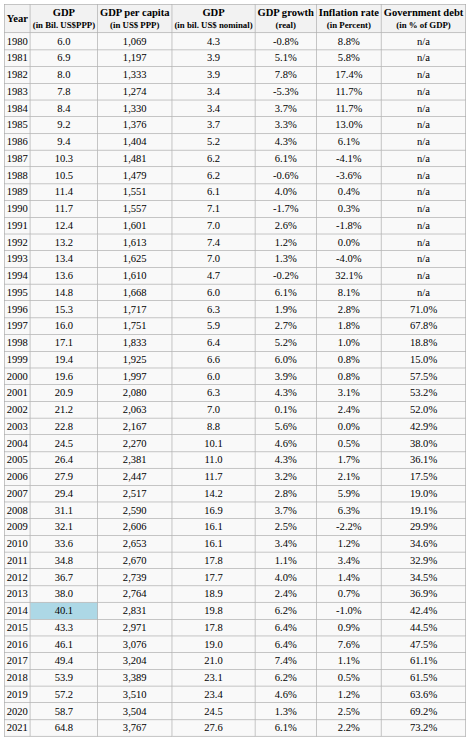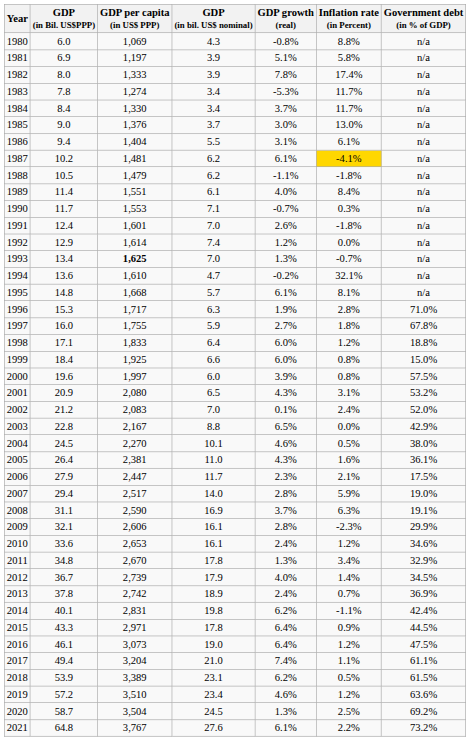(64, 125) 9.2 -> (64, 125) 9.0
(286, 125) 3.3% -> (286, 125) 3.0%
(214, 141) 5.2 -> (214, 141) 5.5
(286, 141) 4.3% -> (286, 141) 3.1%
(64, 158) 10.3 -> (64, 158) 10.2
(349, 158) no background -> (349, 158) gold background
(286, 175) -0.6% -> (286, 175) -1.1%
(349, 175) -3.6% -> (349, 175) -1.8%
(349, 192) 0.4% -> (349, 192) 8.4%
(135, 208) 1,557 -> (135, 208) 1,553
(286, 208) -1.7% -> (286, 208) -0.7%
(64, 242) 13.2 -> (64, 242) 12.9
(135, 242) 1,613 -> (135, 242) 1,614
(135, 259) normal -> (135, 259) bold
(349, 259) -4.0% -> (349, 259) -0.7%
(214, 292) 6.0 -> (214, 292) 5.7
(135, 326) 1,751 -> (135, 326) 1,755
(286, 342) 5.2% -> (286, 342) 6.0%
(349, 342) 1.0% -> (349, 342) 1.2%
(64, 359) 19.4 -> (64, 359) 18.4
(214, 393) 6.3 -> (214, 393) 6.5
(135, 409) 2,063 -> (135, 409) 2,083
(286, 426) 5.6% -> (286, 426) 6.5%
(349, 460) 1.7% -> (349, 460) 1.6%
(286, 476) 3.2% -> (286, 476) 2.3%
(214, 493) 14.2 -> (214, 493) 14.0
(286, 527) 2.5% -> (286, 527) 2.8%
(349, 527) -2.2% -> (349, 527) -2.3%
(286, 543) 3.4% -> (286, 543) 2.4%
(286, 560) 1.1% -> (286, 560) 1.3%
(214, 577) 17.7 -> (214, 577) 17.9
(64, 594) 38.0 -> (64, 594) 37.8
(135, 594) 2,764 -> (135, 594) 2,742
(64, 610) lightblue background -> (64, 610) no background
(349, 610) -1.0% -> (349, 610) -1.1%
(135, 644) 3,076 -> (135, 644) 3,073
(349, 644) 7.6% -> (349, 644) 1.2%
